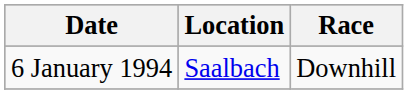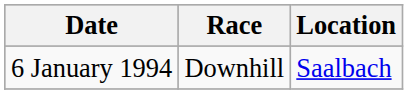columns swapped: (234, 25) <-> (346, 25)
